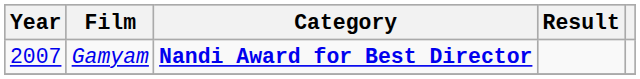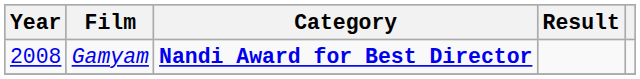(36, 57) 2007 -> (36, 57) 2008
